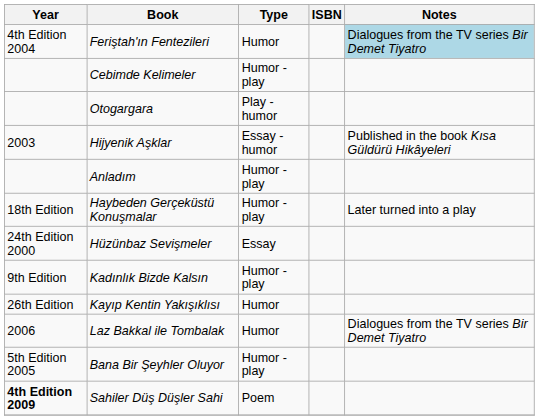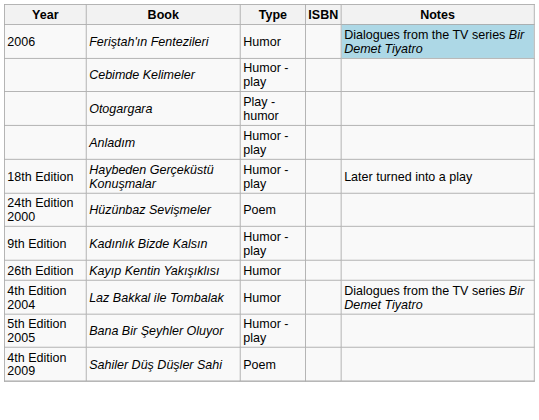(37, 41) 4th Edition 2004 -> (21, 41) 2006
- row: (131, 143)
(259, 244) Essay -> (260, 210) Poem
(21, 331) 2006 -> (37, 297) 4th Edition 2004
(40, 398) bold -> (37, 365) normal
